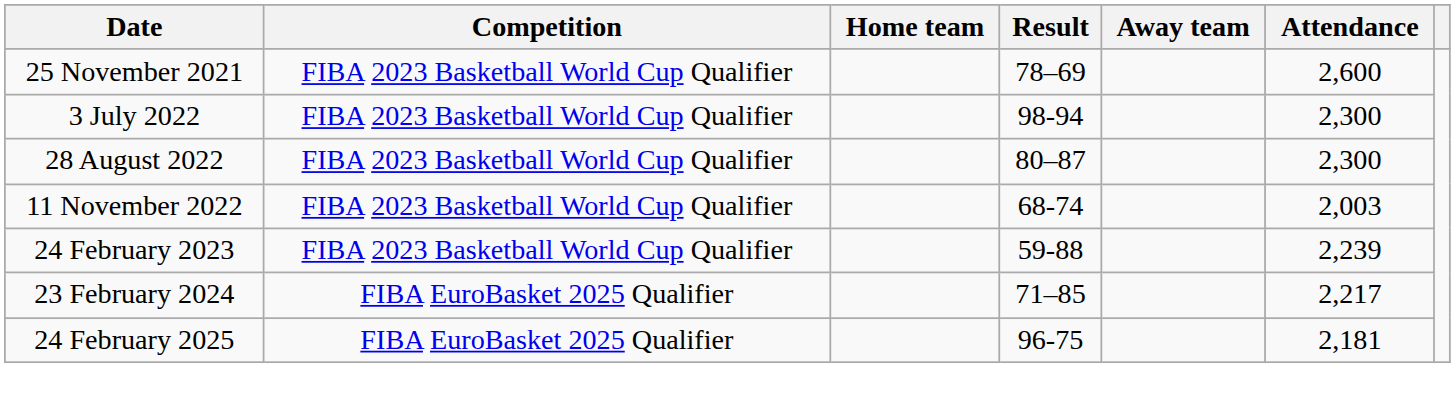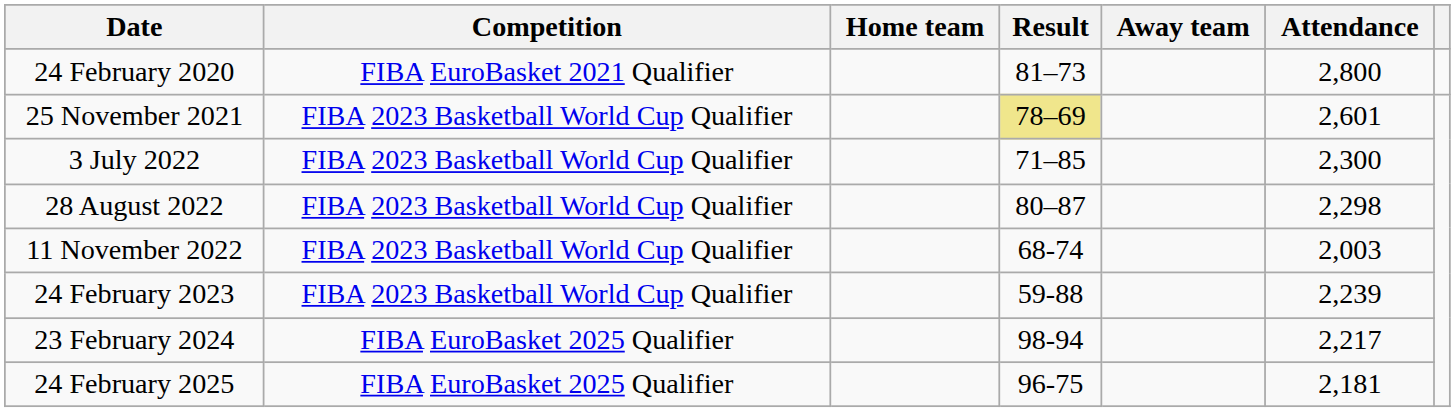+ row: (134, 71)
(1051, 71) no background -> (1051, 116) khaki background
(1350, 71) 2,600 -> (1350, 116) 2,601
(1050, 116) 98-94 -> (1051, 160) 71–85
(1350, 160) 2,300 -> (1350, 205) 2,298
(1051, 294) 71–85 -> (1050, 339) 98-94
